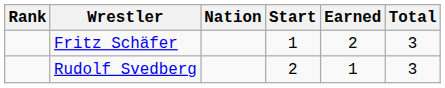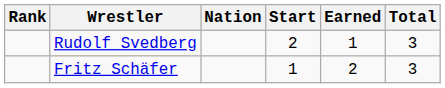rows swapped: (125, 69) <-> (116, 43)
